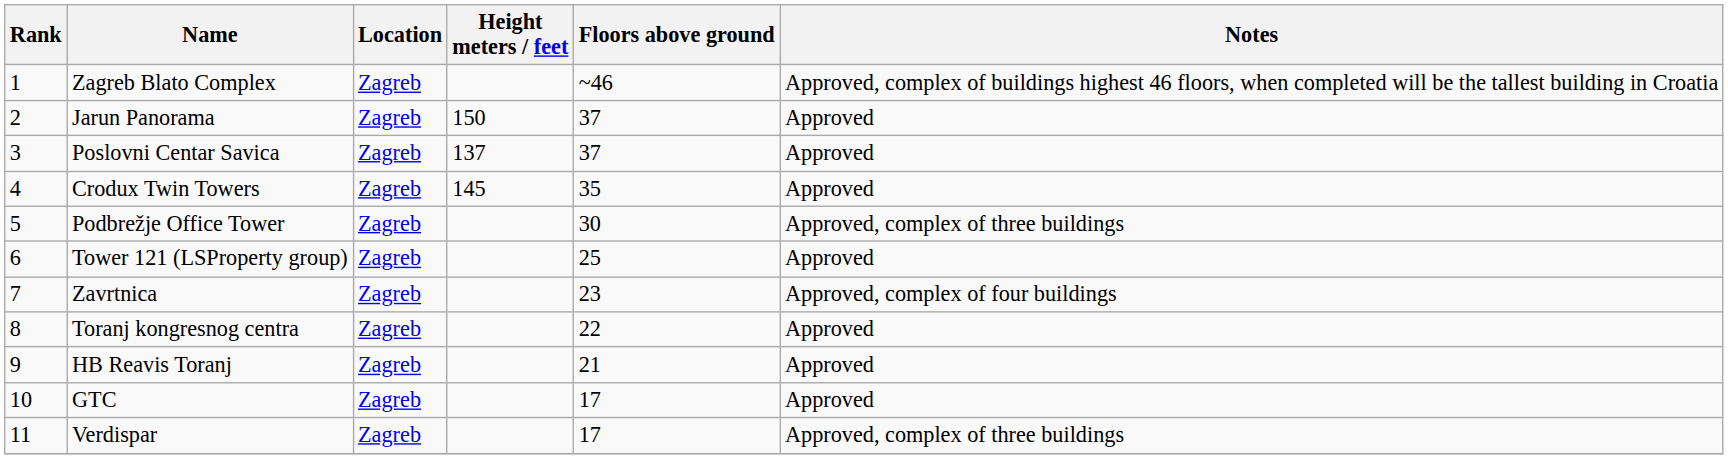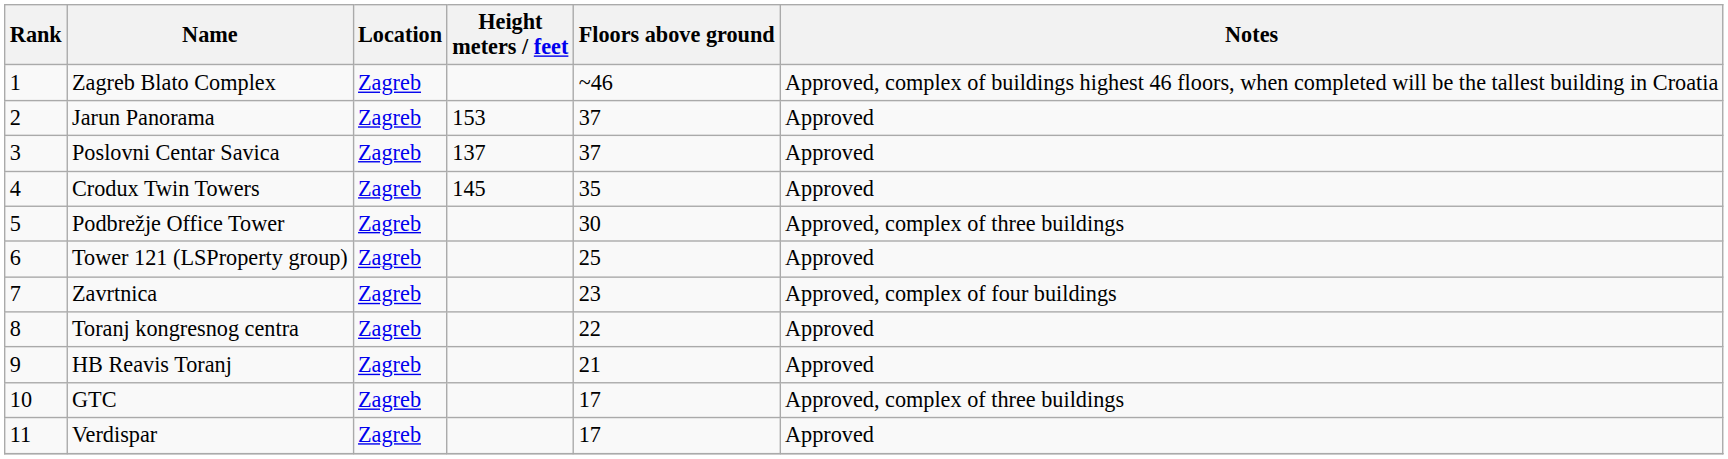(469, 117) 150 -> (469, 117) 153
(829, 399) Approved -> (955, 399) Approved, complex of three buildings
(955, 435) Approved, complex of three buildings -> (829, 435) Approved
